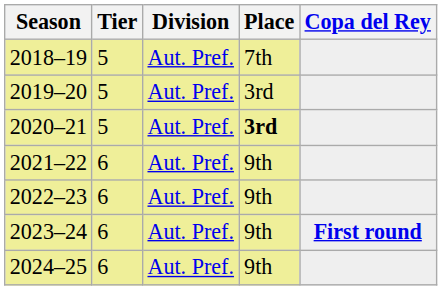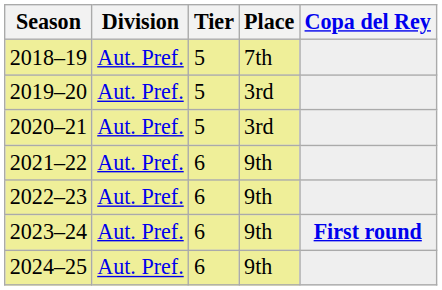columns swapped: (117, 22) <-> (191, 22)
(261, 127) bold -> (259, 127) normal
